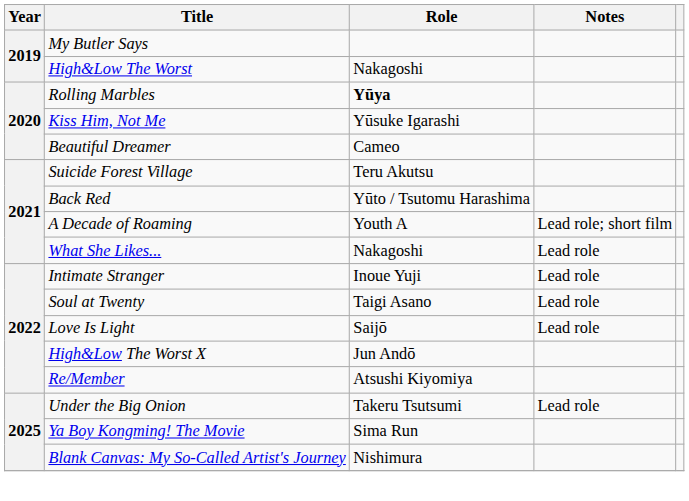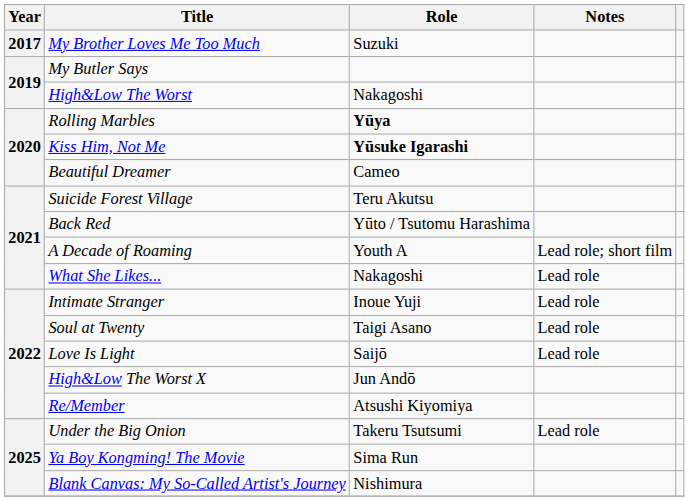+ row: (154, 43)
(407, 120) normal -> (411, 146) bold
